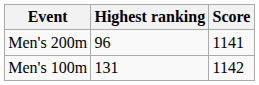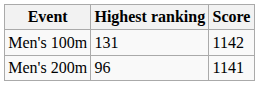rows swapped: (48, 67) <-> (48, 42)
